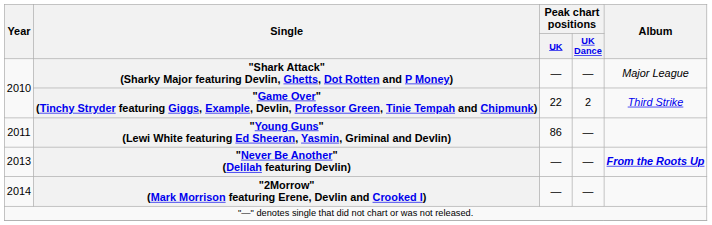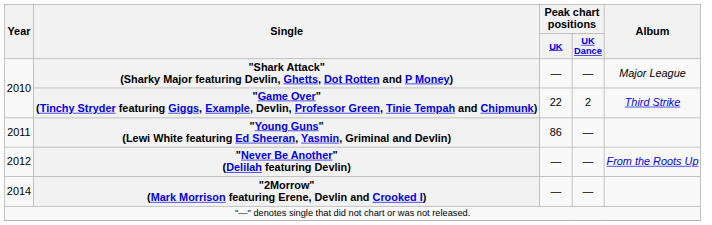(19, 162) 2013 -> (19, 162) 2012
(656, 162) bold -> (653, 162) normal
